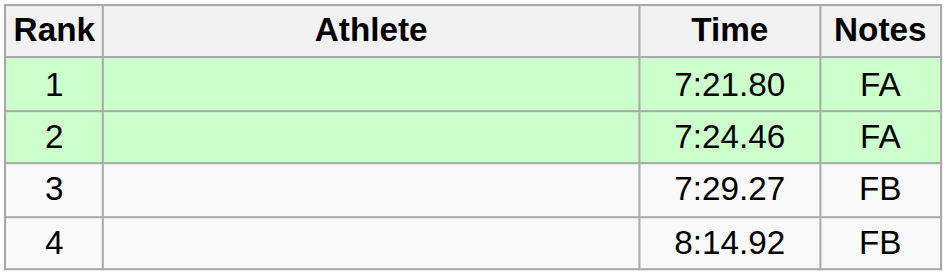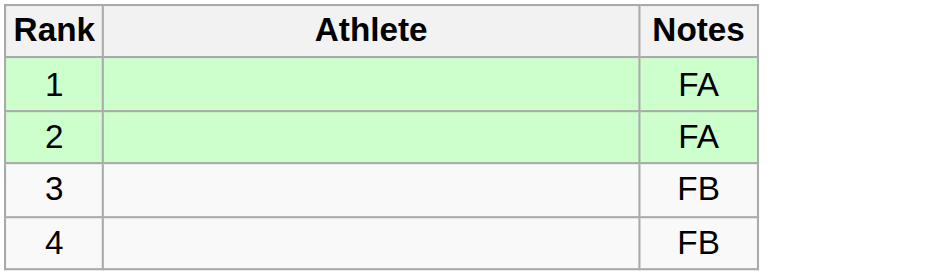- column: (730, 30)
